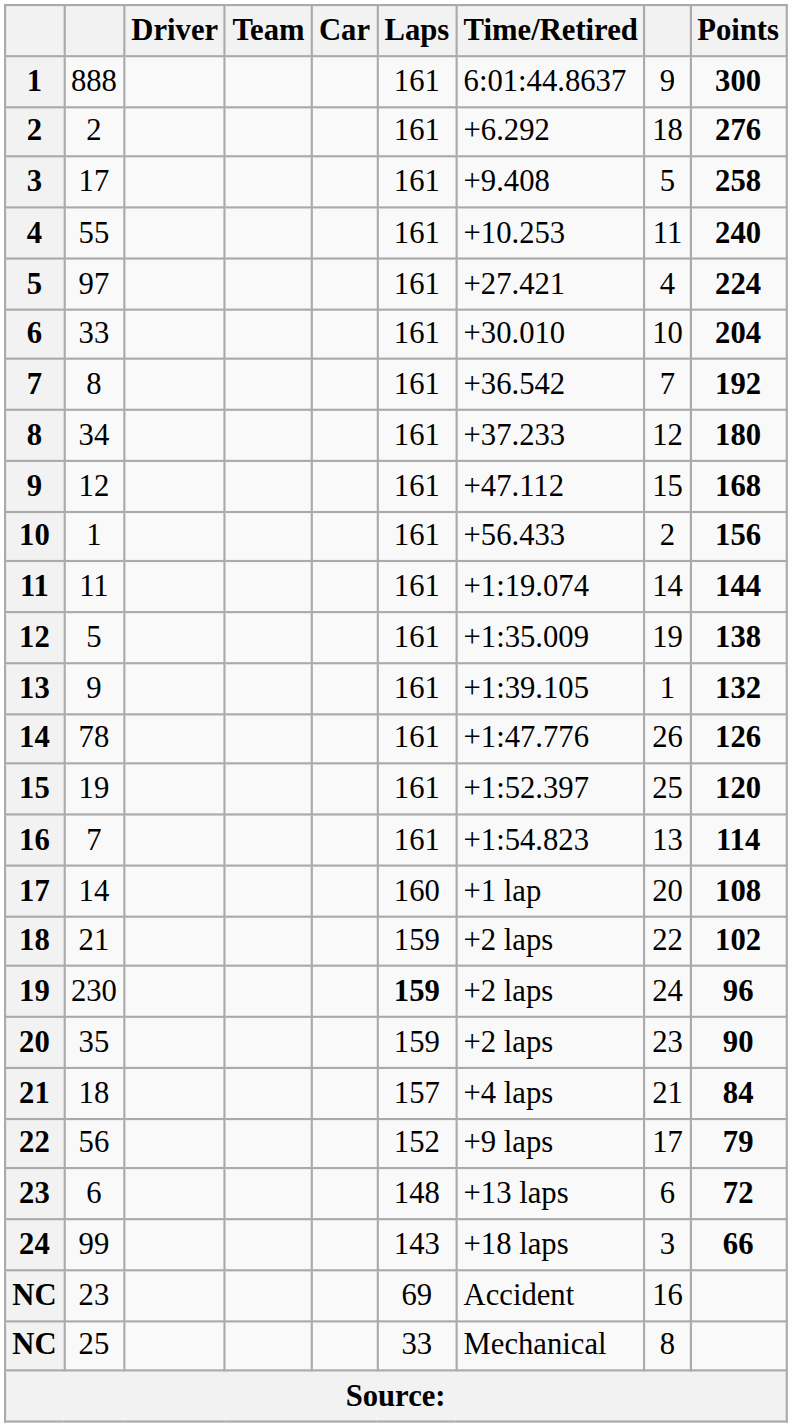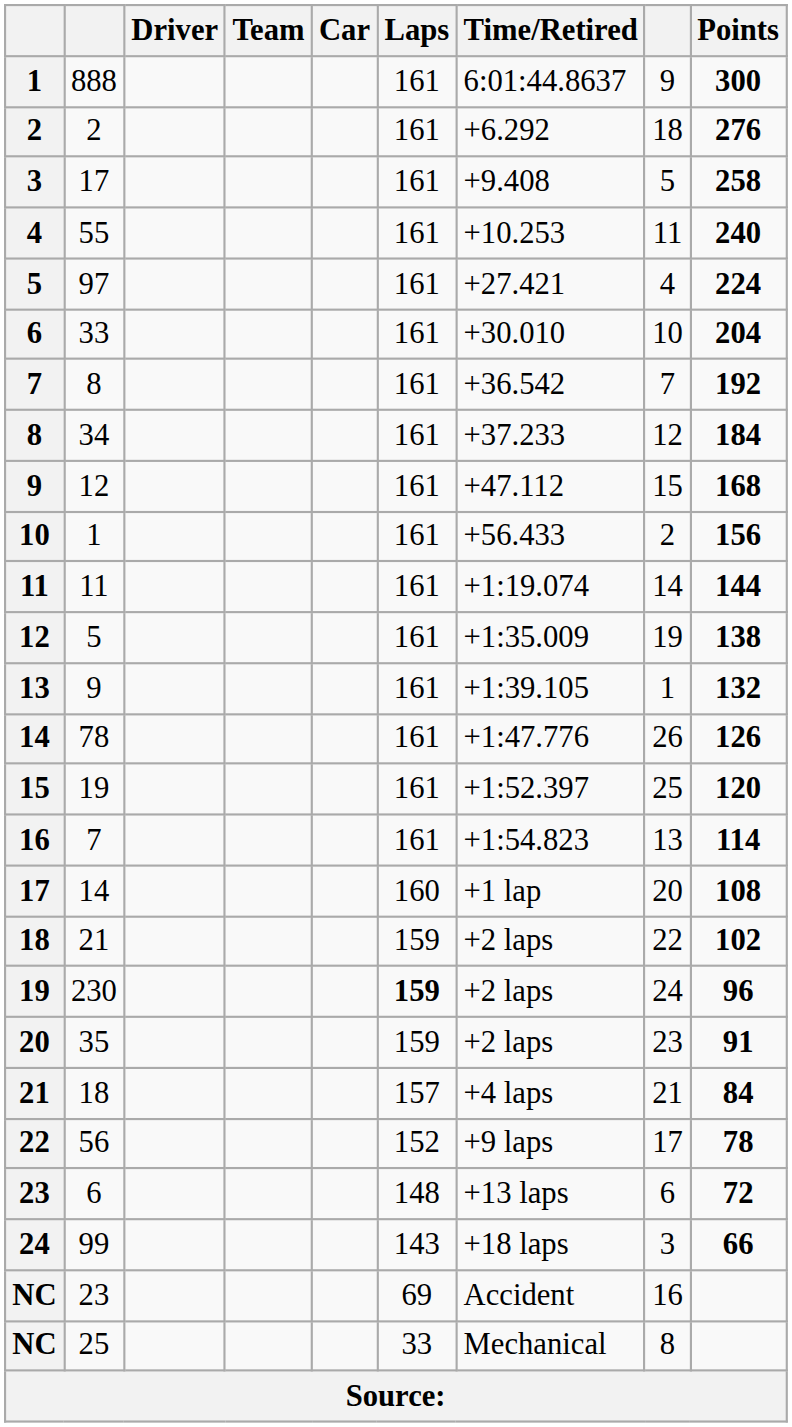(738, 434) 180 -> (738, 434) 184
(738, 1041) 90 -> (738, 1041) 91
(738, 1143) 79 -> (738, 1143) 78
